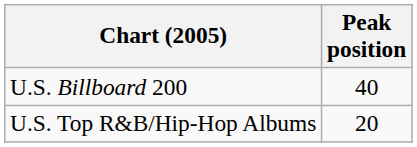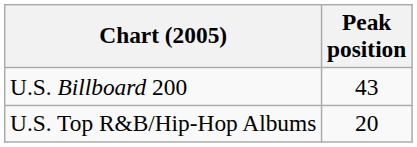(367, 86) 40 -> (367, 86) 43
